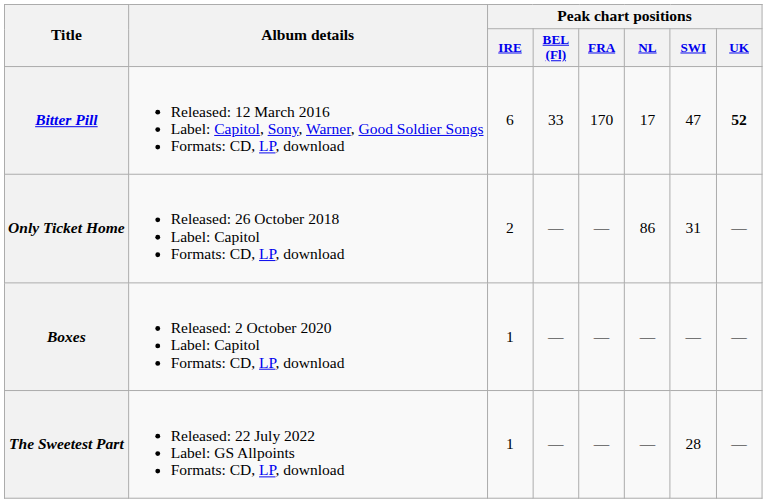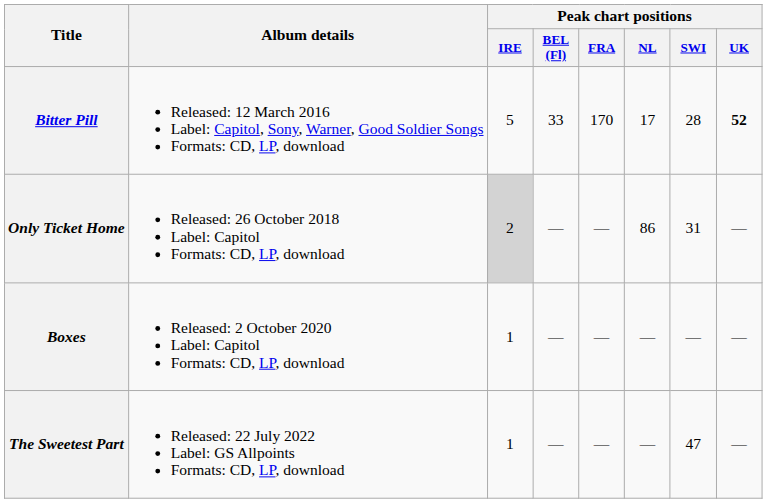(510, 120) 6 -> (510, 120) 5
(693, 120) 47 -> (693, 120) 28
(510, 228) no background -> (510, 228) lightgrey background
(693, 444) 28 -> (693, 444) 47
